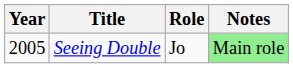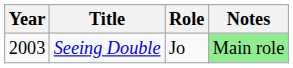(27, 47) 2005 -> (27, 47) 2003
